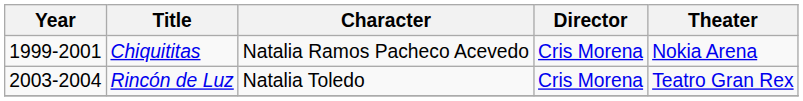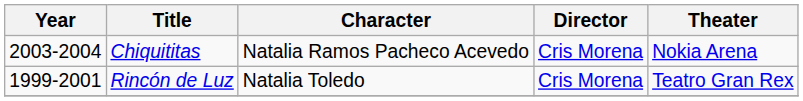(55, 51) 1999-2001 -> (55, 51) 2003-2004
(55, 81) 2003-2004 -> (55, 81) 1999-2001
